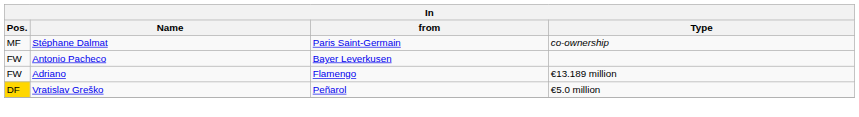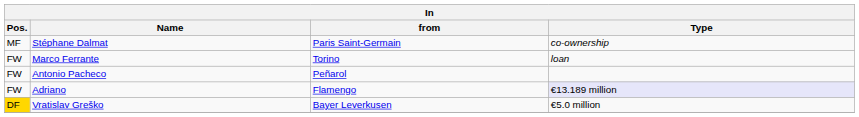+ row: (66, 59)
(352, 59) Bayer Leverkusen -> (330, 74) Peñarol
(584, 74) no background -> (584, 90) lavender background
(330, 90) Peñarol -> (352, 105) Bayer Leverkusen
